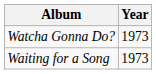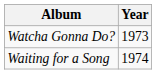(135, 58) 1973 -> (135, 58) 1974
